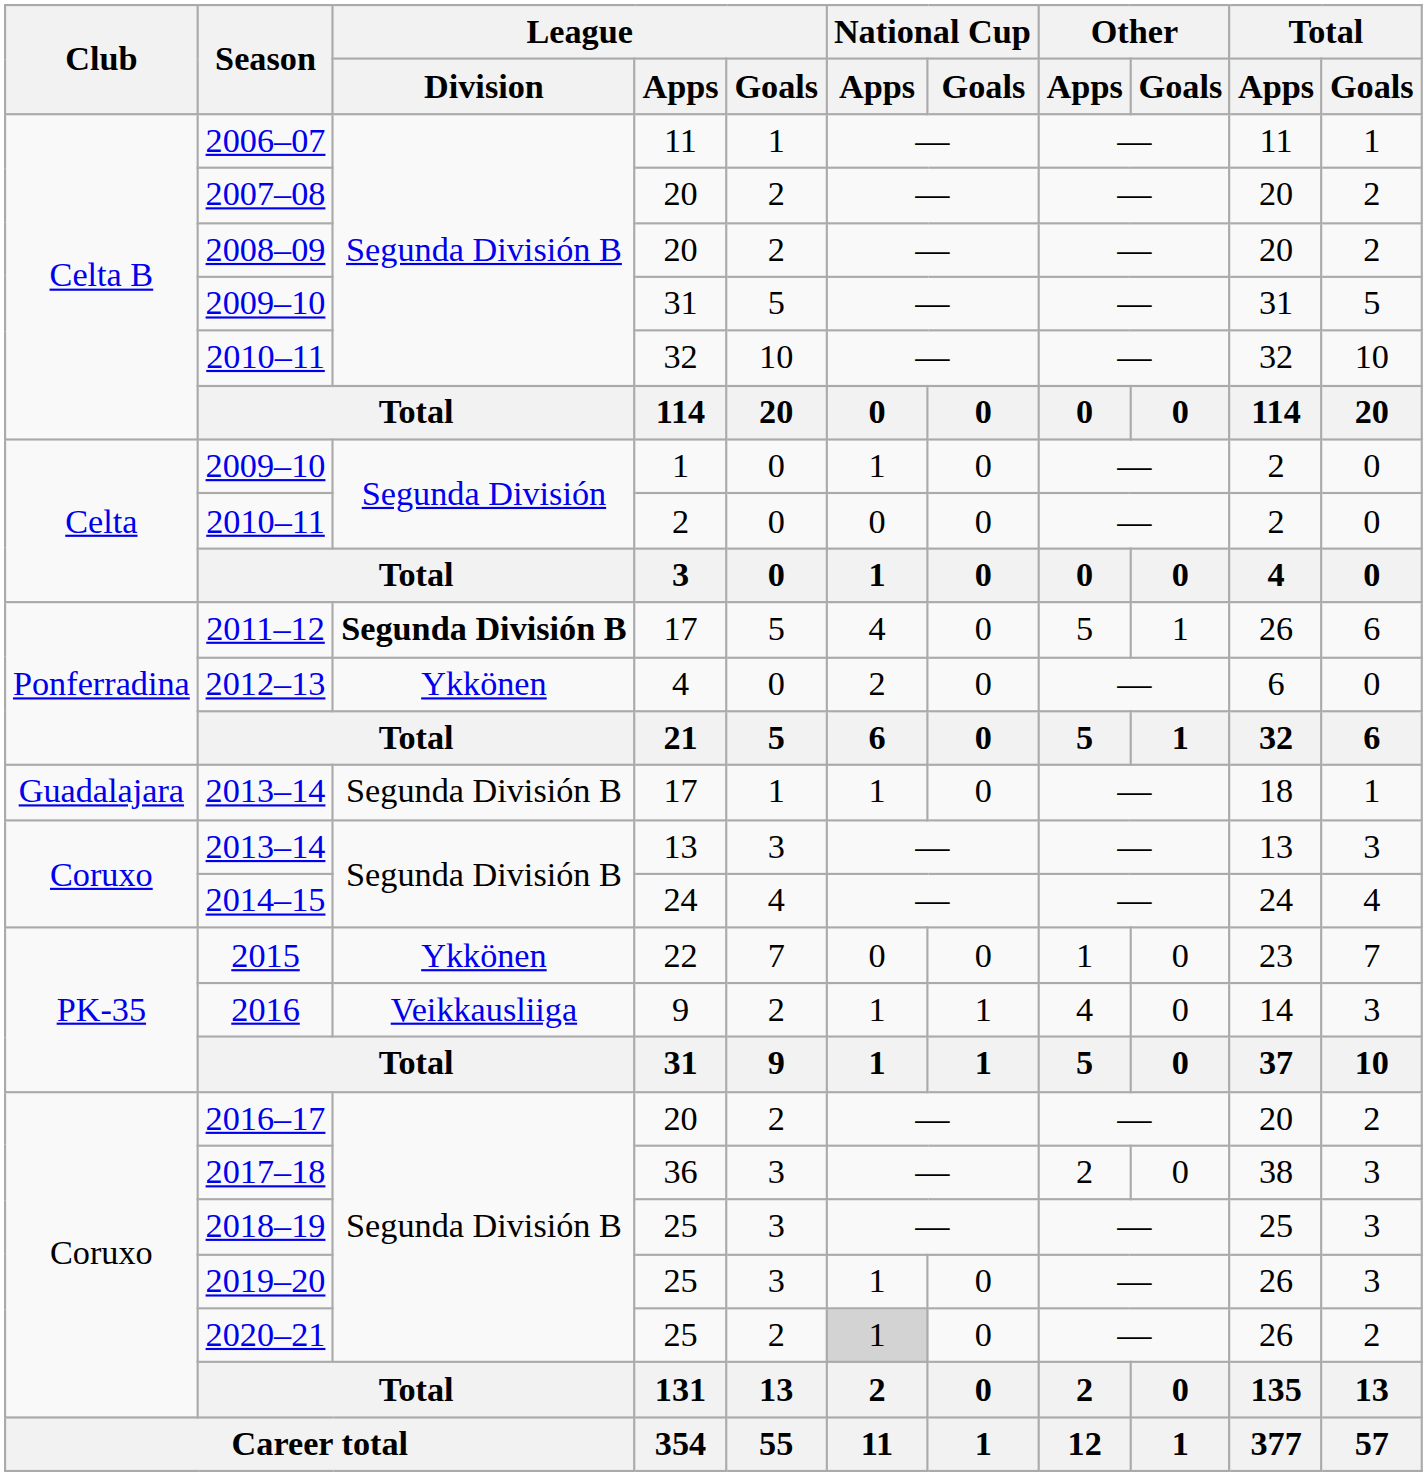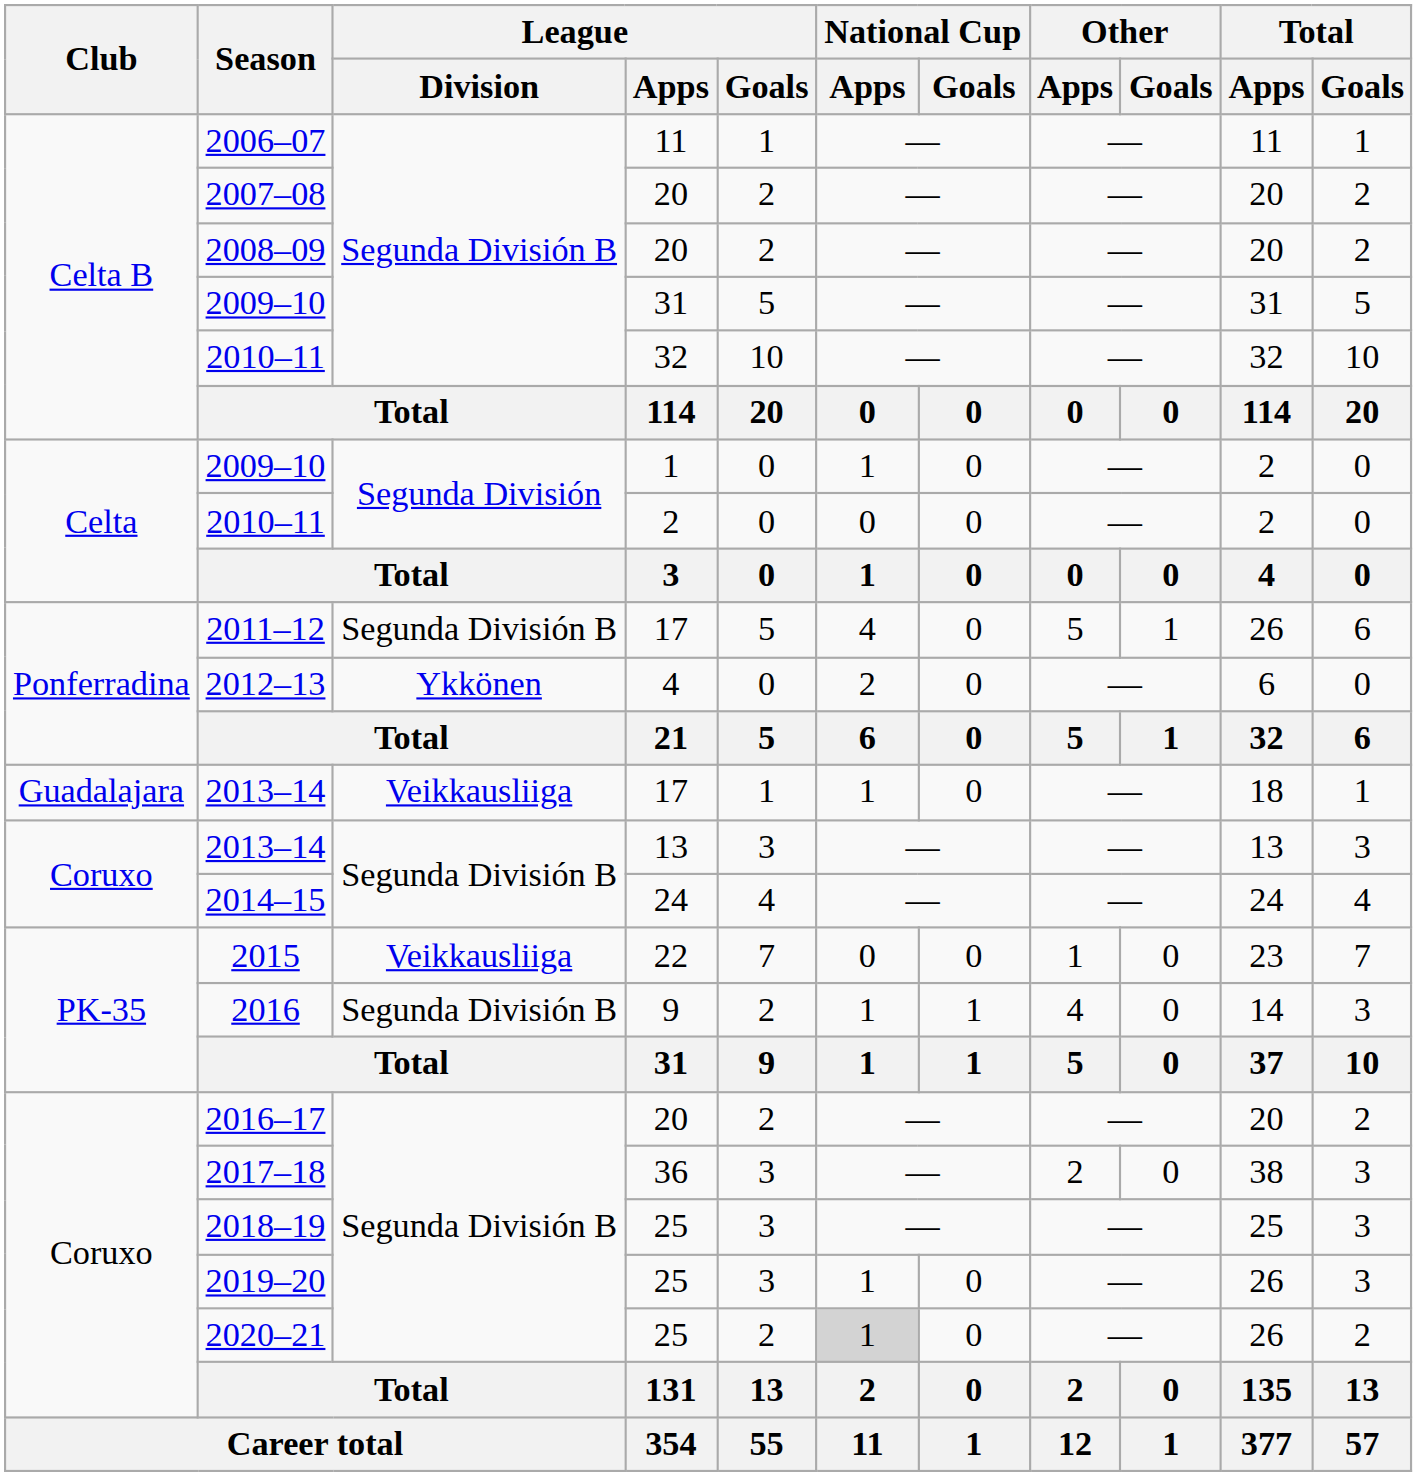(484, 628) bold -> (479, 628) normal
(484, 791) Segunda División B -> (479, 791) Veikkausliiga
(484, 954) Ykkönen -> (479, 954) Veikkausliiga
(484, 1009) Veikkausliiga -> (479, 1009) Segunda División B
